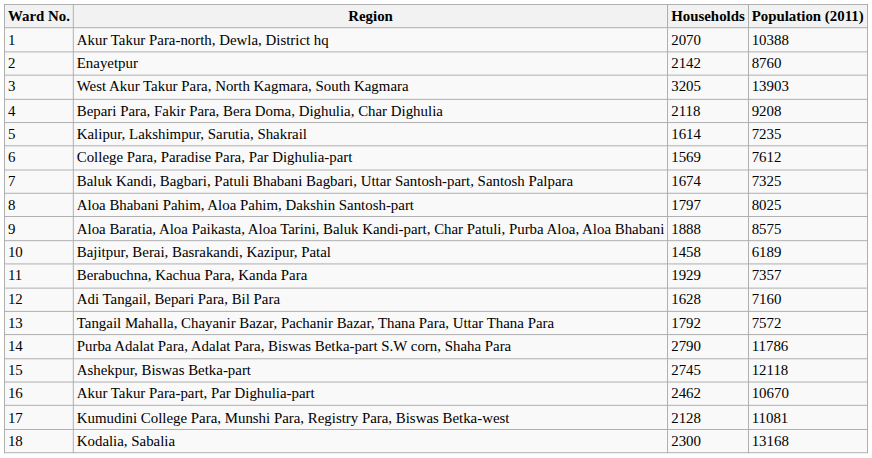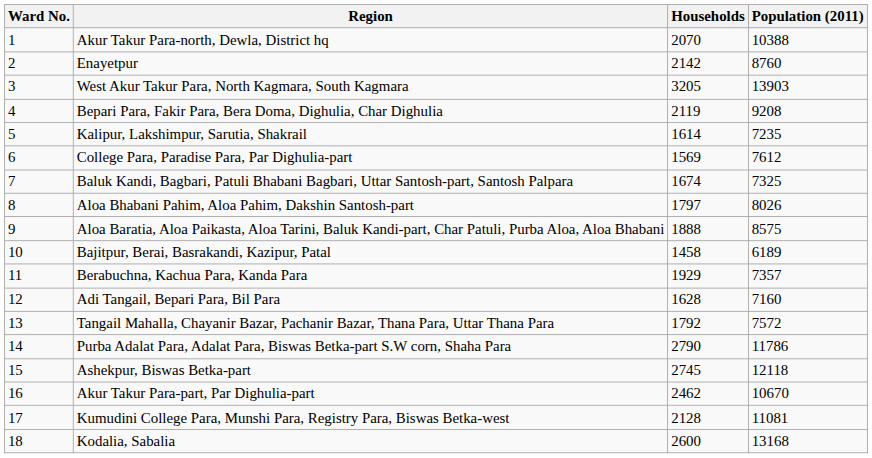(686, 110) 2118 -> (686, 110) 2119
(767, 205) 8025 -> (767, 205) 8026
(686, 441) 2300 -> (686, 441) 2600
